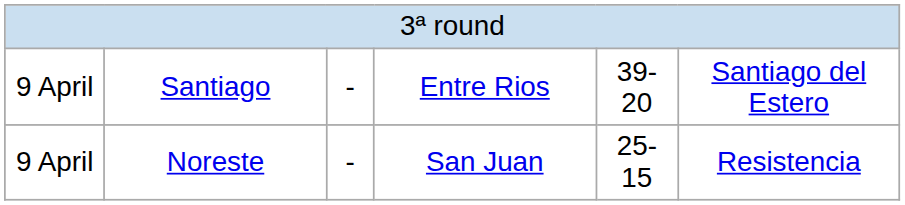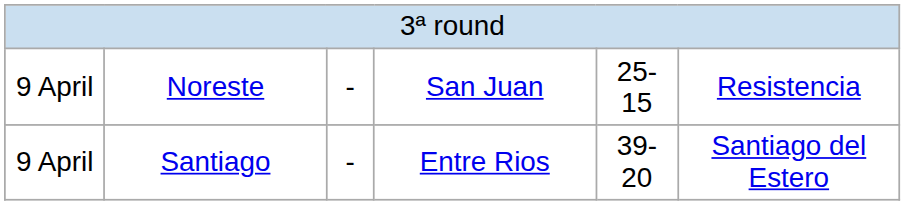rows swapped: (216, 161) <-> (216, 86)
